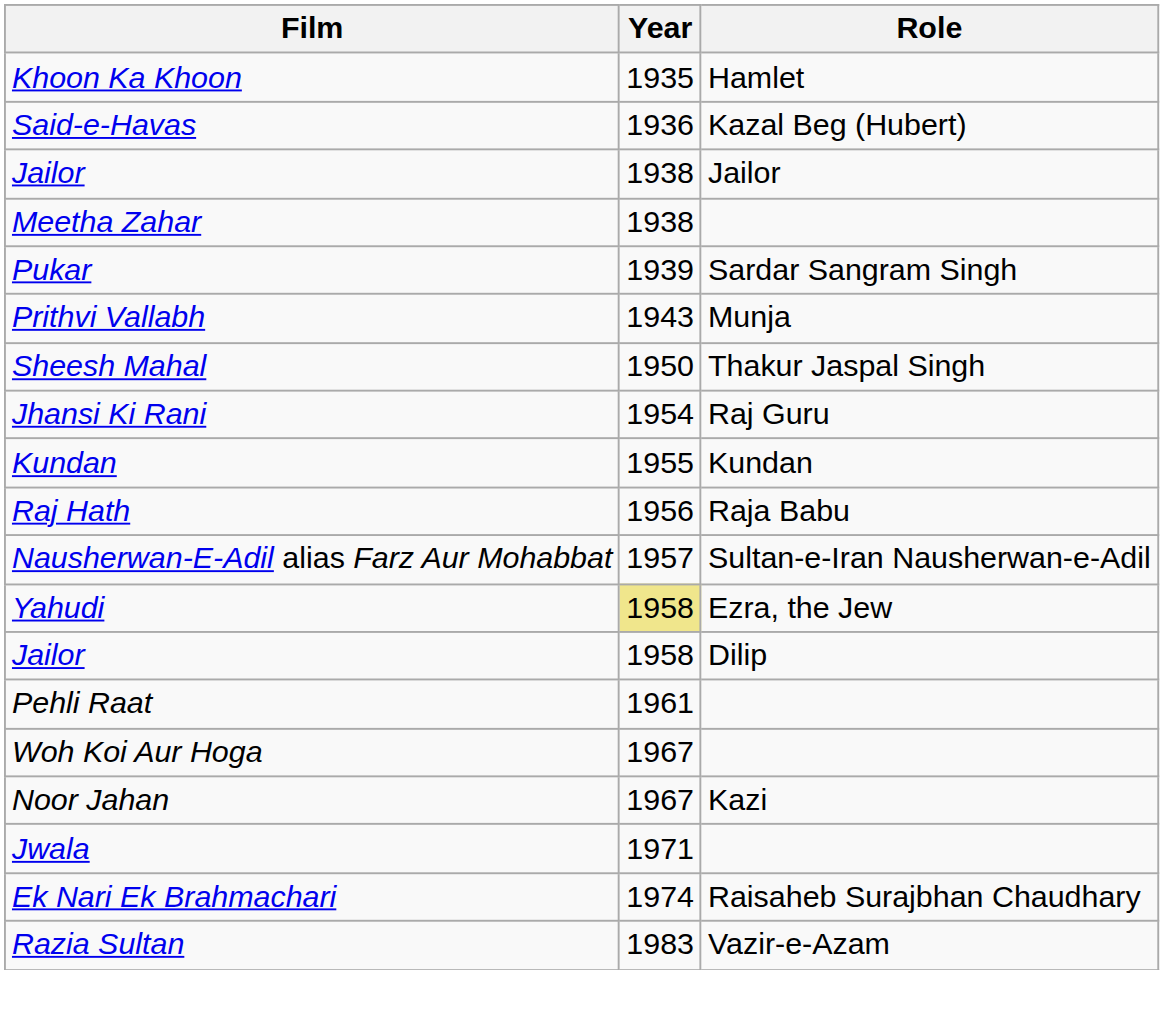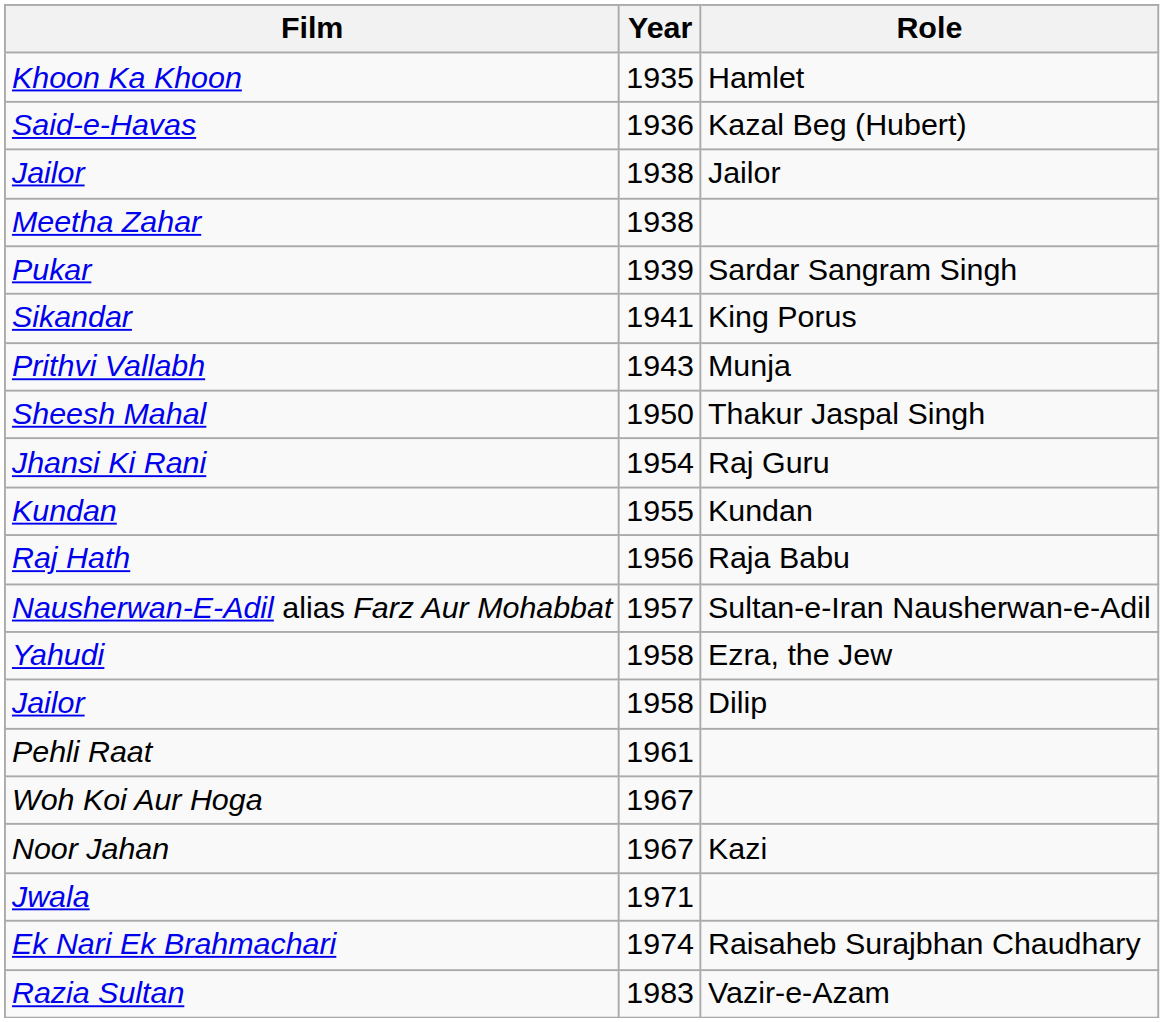+ row: (72, 317)
(660, 607) khaki background -> (660, 655) no background
